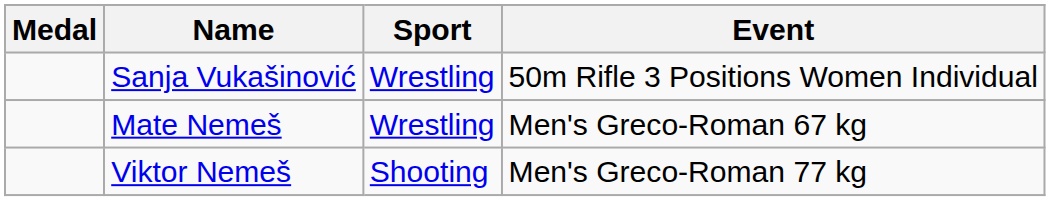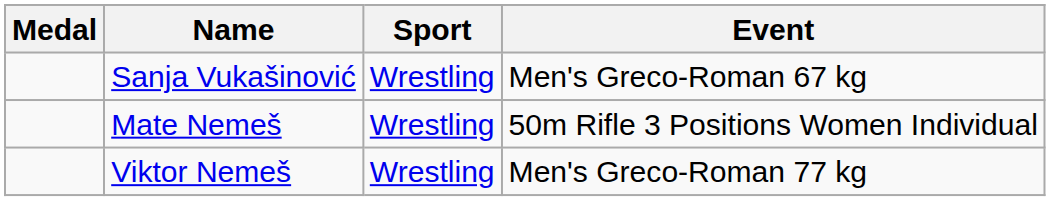(773, 77) 50m Rifle 3 Positions Women Individual -> (688, 77) Men's Greco-Roman 67 kg
(688, 124) Men's Greco-Roman 67 kg -> (773, 124) 50m Rifle 3 Positions Women Individual
(429, 172) Shooting -> (432, 172) Wrestling
